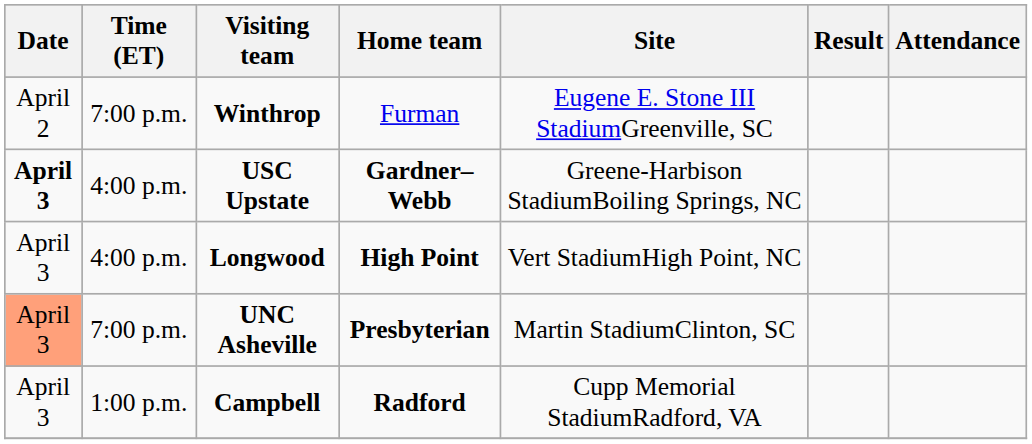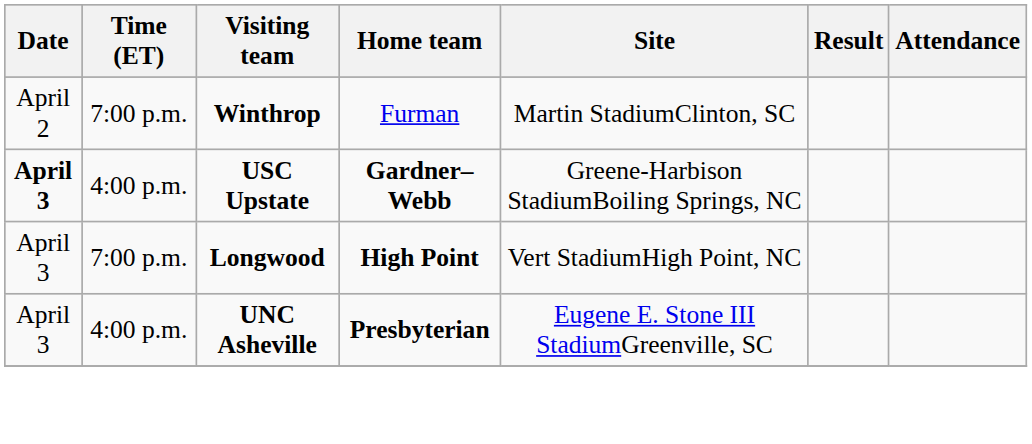(655, 113) Eugene E. Stone III StadiumGreenville, SC -> (654, 113) Martin StadiumClinton, SC
(139, 257) 4:00 p.m. -> (139, 257) 7:00 p.m.
(43, 330) lightsalmon background -> (43, 330) no background
(139, 330) 7:00 p.m. -> (139, 330) 4:00 p.m.
(654, 330) Martin StadiumClinton, SC -> (655, 330) Eugene E. Stone III StadiumGreenville, SC
- row: (267, 402)
